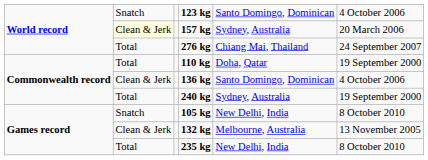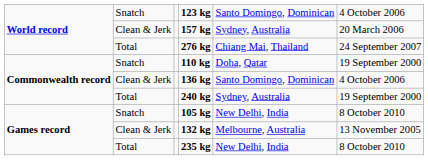(143, 29) lightyellow background -> (143, 29) no background
(126, 63) Total -> (130, 63) Snatch
